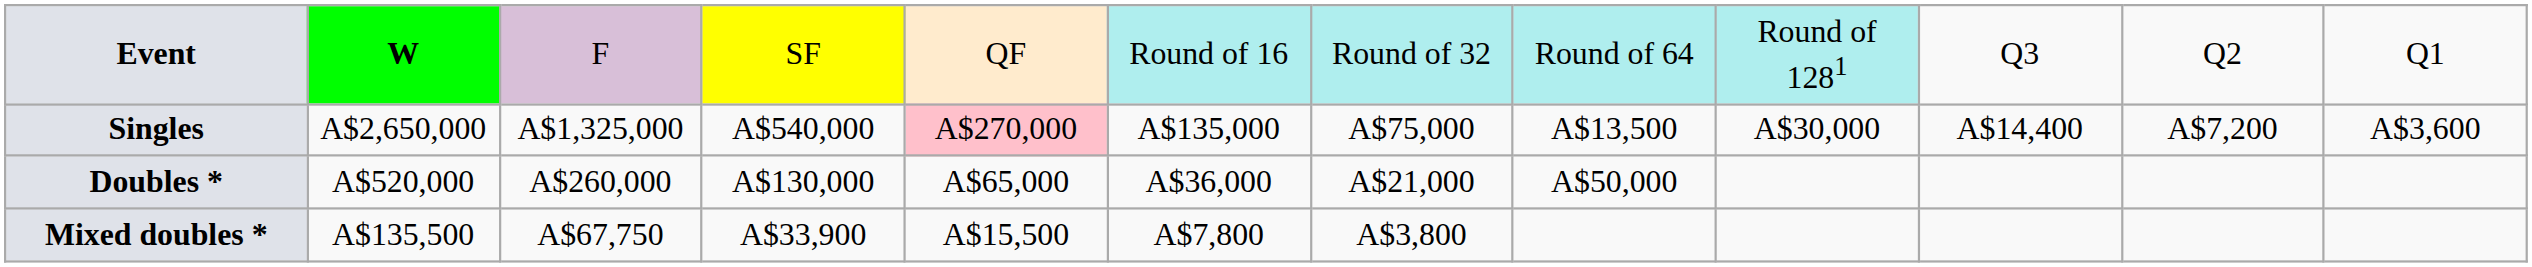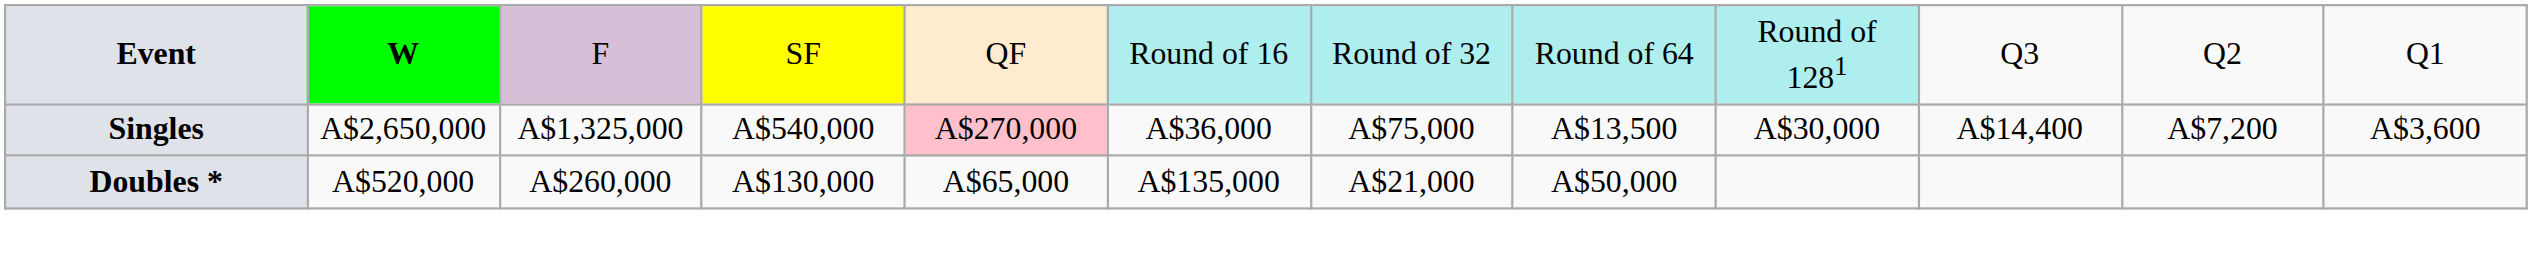(1209, 129) A$135,000 -> (1209, 129) A$36,000
(1209, 182) A$36,000 -> (1209, 182) A$135,000
- row: (156, 234)
